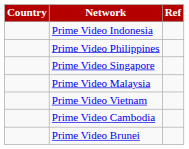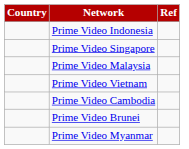- row: (106, 48)
+ row: (102, 135)
